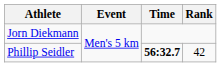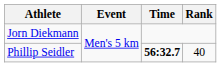(199, 52) 42 -> (199, 52) 40
